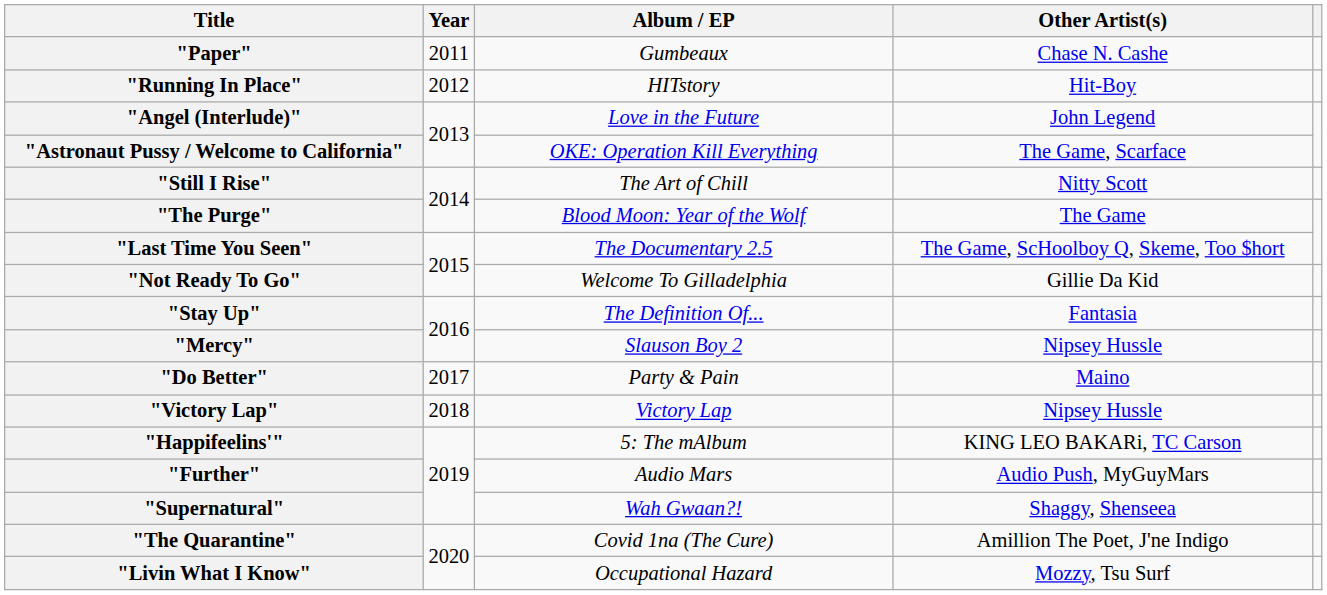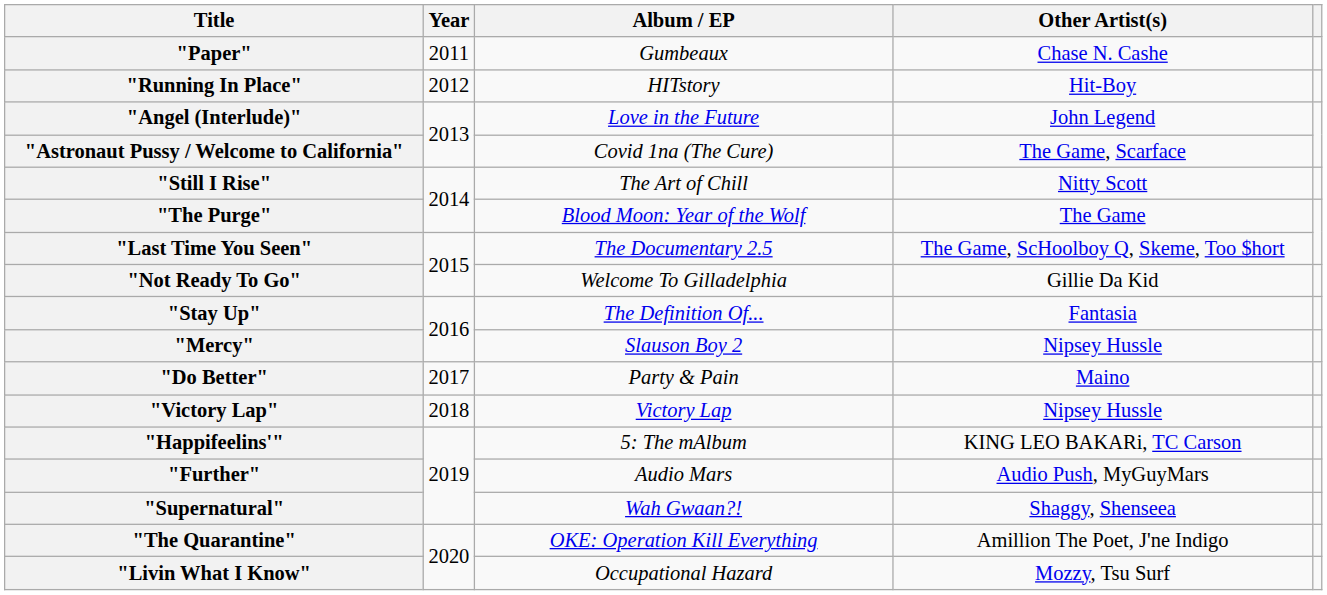(684, 150) OKE: Operation Kill Everything -> (684, 150) Covid 1na (The Cure)
(684, 540) Covid 1na (The Cure) -> (684, 540) OKE: Operation Kill Everything
